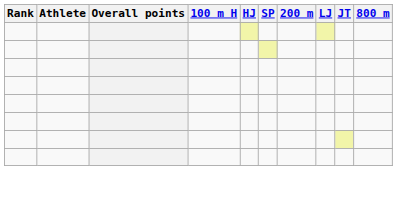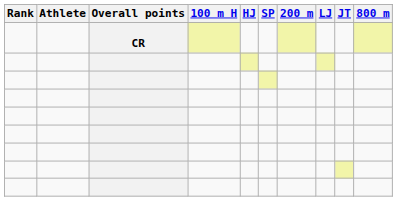+ row: (21, 38)
